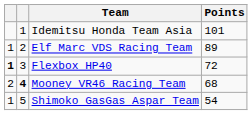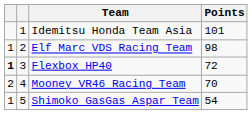(211, 49) 89 -> (211, 49) 98
(23, 84) bold -> (23, 84) normal
(211, 84) 68 -> (211, 84) 70
